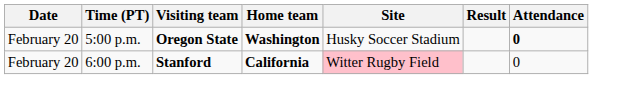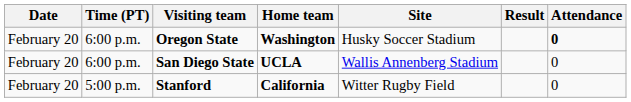(113, 39) 5:00 p.m. -> (113, 39) 6:00 p.m.
+ row: (205, 62)
(113, 62) 6:00 p.m. -> (113, 85) 5:00 p.m.
(383, 62) pink background -> (398, 85) no background
